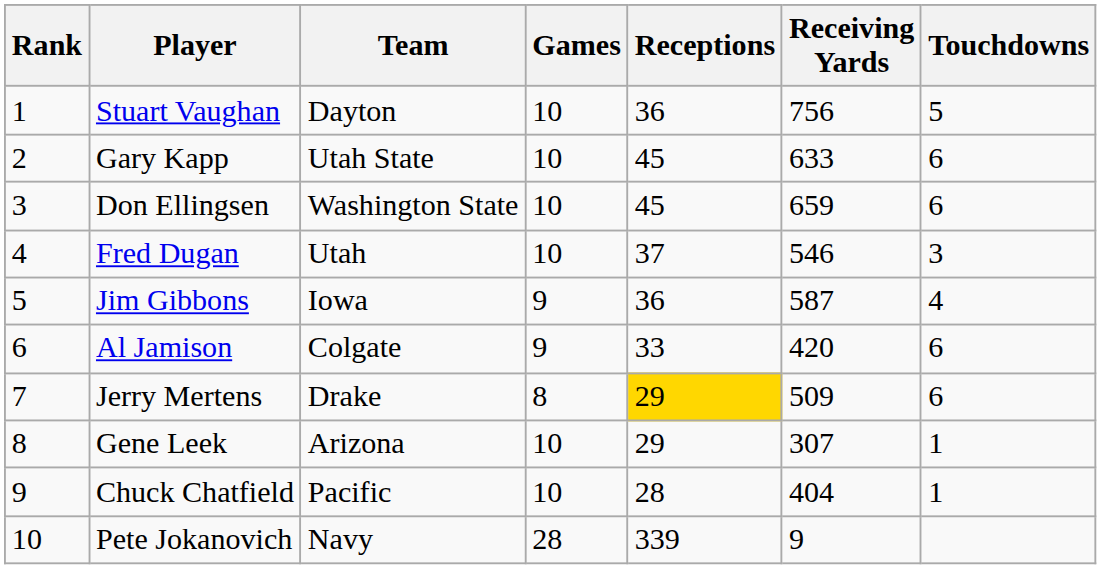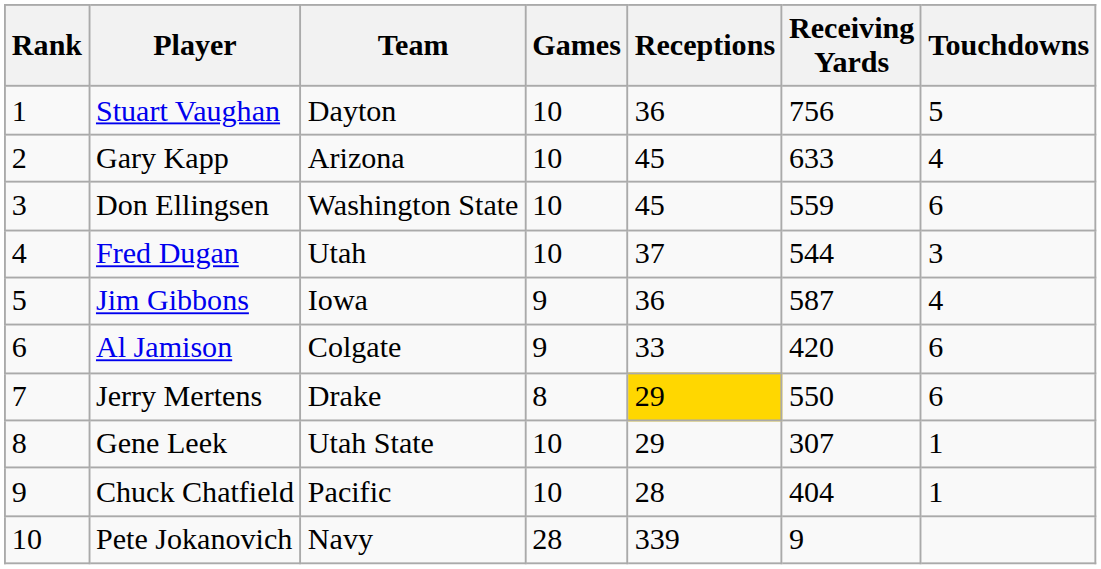(371, 157) Utah State -> (356, 157) Arizona
(936, 157) 6 -> (936, 157) 4
(812, 205) 659 -> (812, 205) 559
(812, 253) 546 -> (812, 253) 544
(812, 396) 509 -> (812, 396) 550
(356, 443) Arizona -> (371, 443) Utah State
